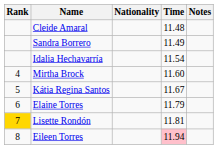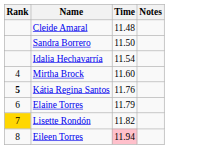- column: (137, 12)
(174, 43) 11.49 -> (125, 43) 11.50
(17, 90) normal -> (17, 90) bold
(174, 90) 11.67 -> (125, 90) 11.76
(174, 121) 11.81 -> (125, 121) 11.82
